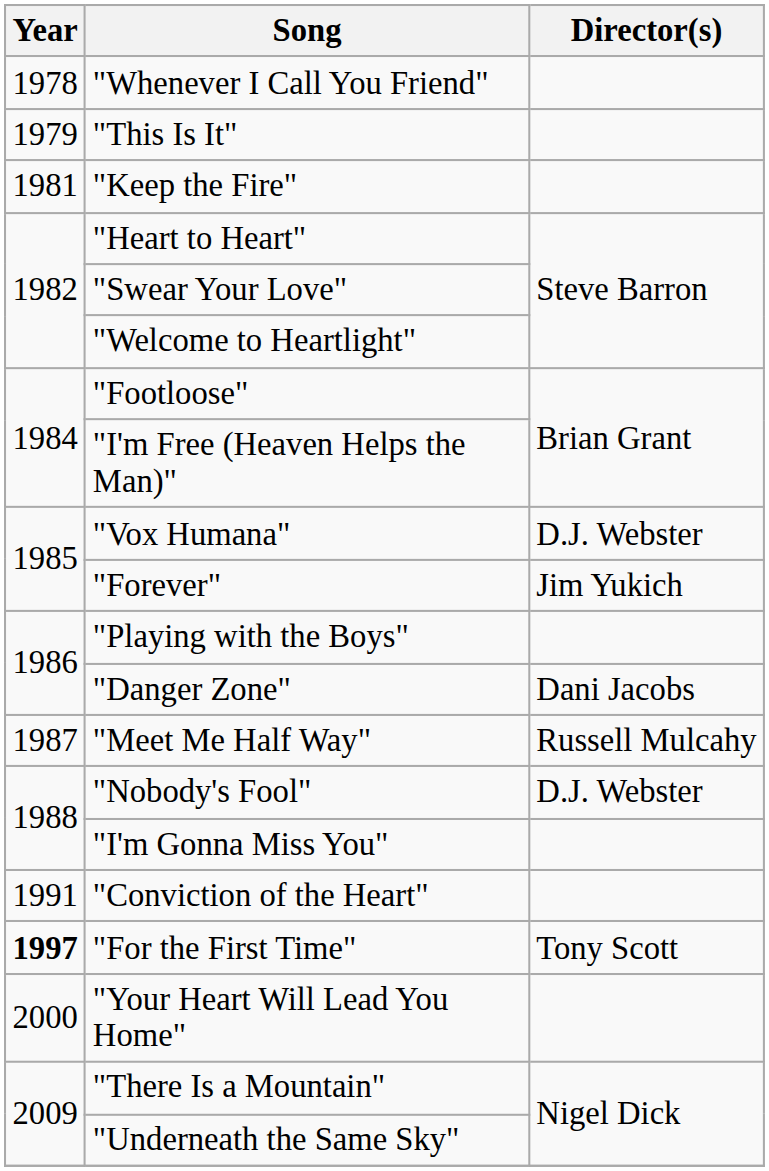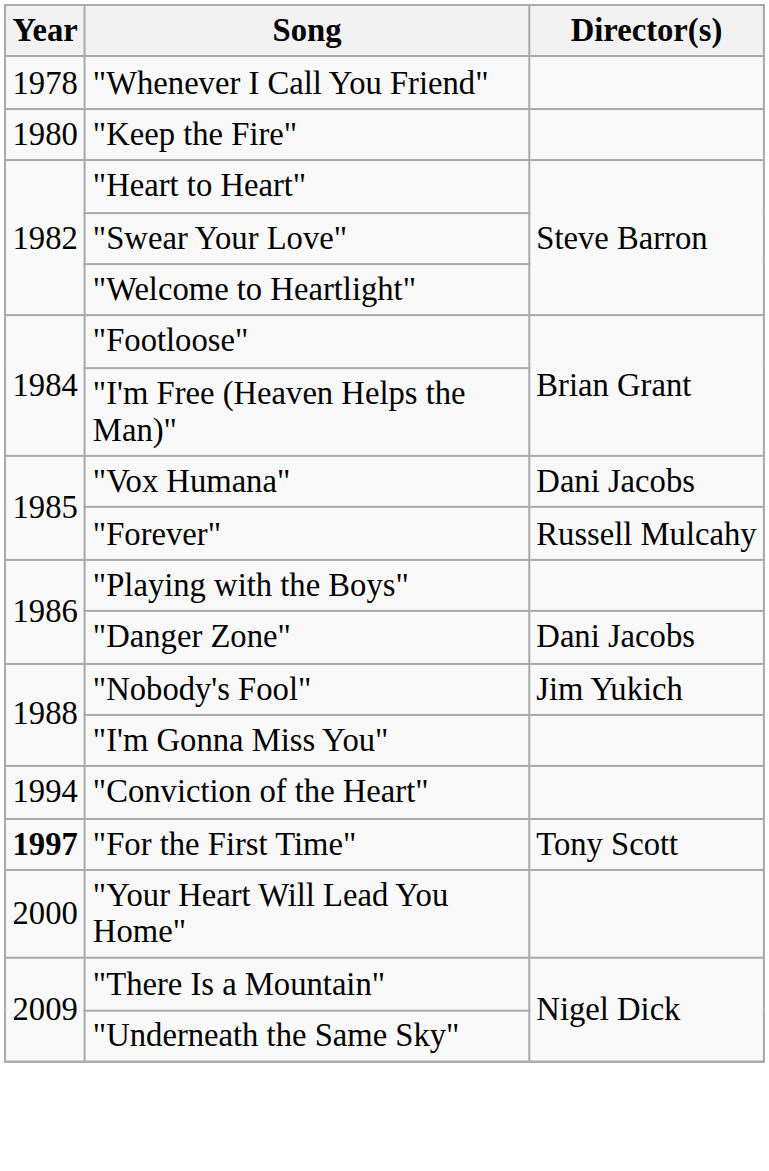- row: (165, 133)
(45, 185) 1981 -> (45, 133) 1980
(619, 532) D.J. Webster -> (616, 481) Dani Jacobs
(610, 584) Jim Yukich -> (646, 532) Russell Mulcahy
- row: (232, 740)
(619, 791) D.J. Webster -> (610, 688) Jim Yukich
(45, 895) 1991 -> (45, 791) 1994
